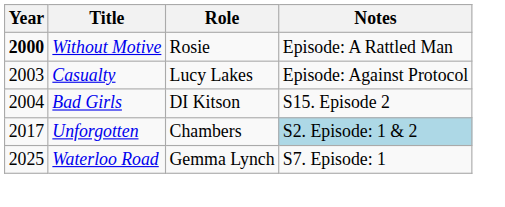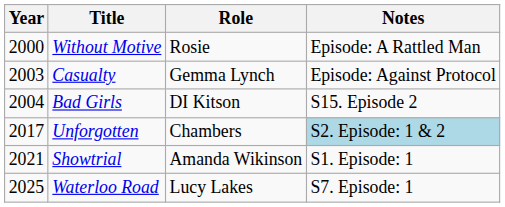(26, 46) bold -> (26, 46) normal
(211, 74) Lucy Lakes -> (222, 74) Gemma Lynch
+ row: (87, 159)
(222, 159) Gemma Lynch -> (211, 187) Lucy Lakes
